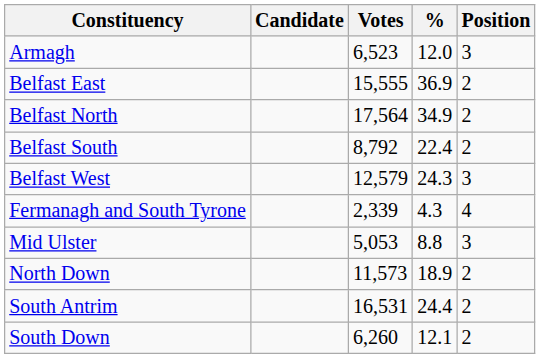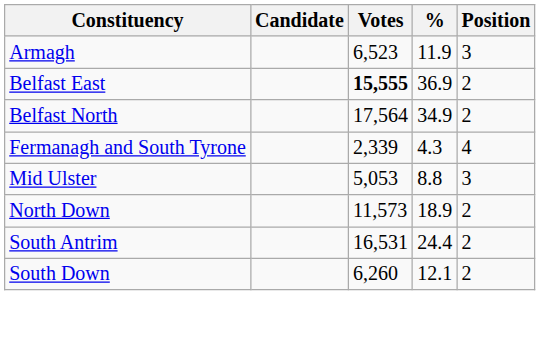(435, 52) 12.0 -> (434, 52) 11.9
(381, 83) normal -> (381, 83) bold
- row: (63, 147)
- row: (60, 178)
